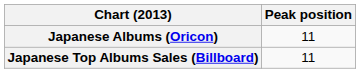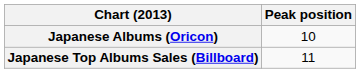(308, 36) 11 -> (308, 36) 10
